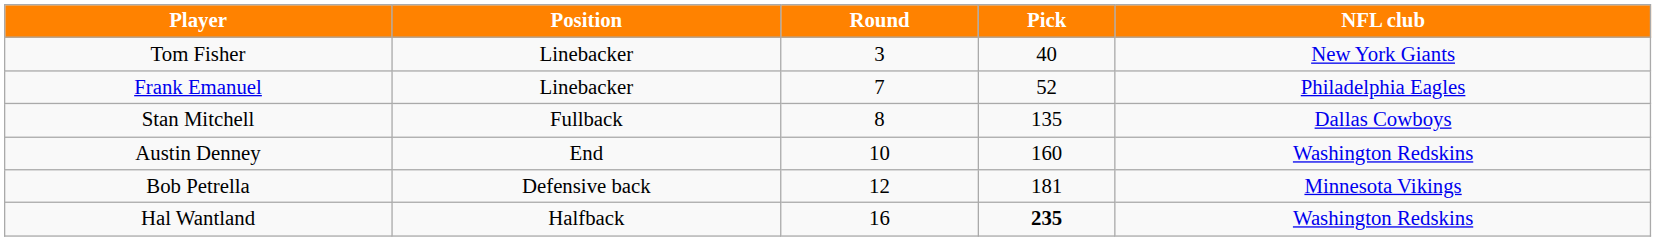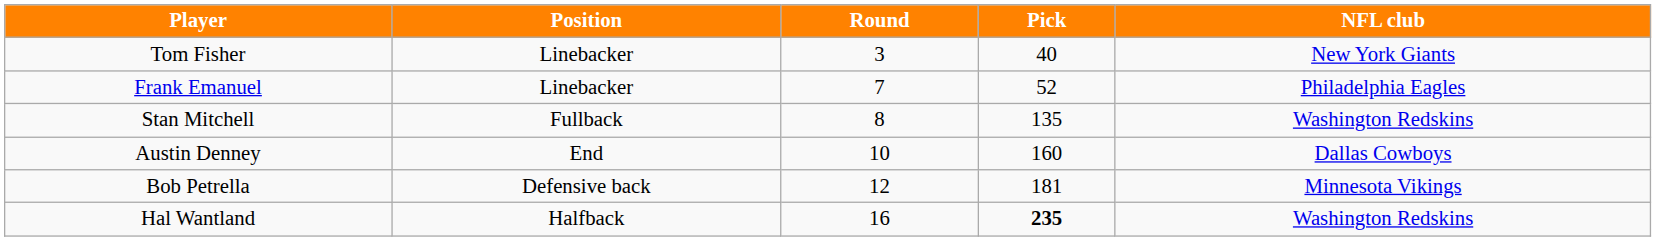(1383, 119) Dallas Cowboys -> (1383, 119) Washington Redskins
(1383, 152) Washington Redskins -> (1383, 152) Dallas Cowboys
